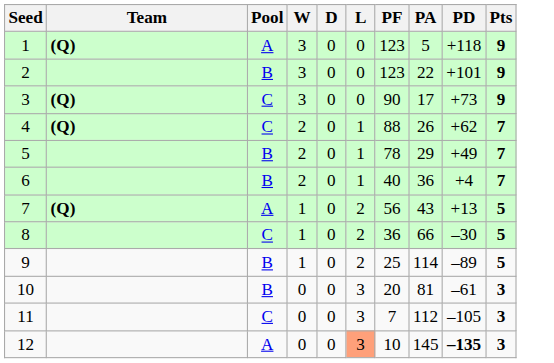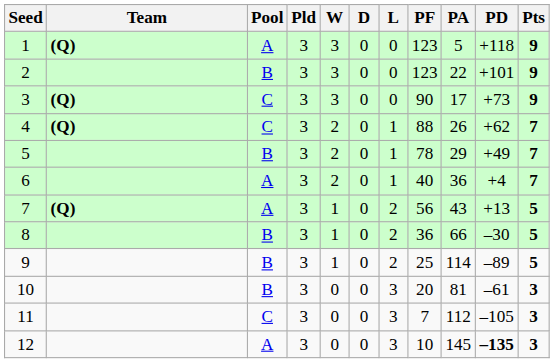+ column: (304, 18)
(267, 180) B -> (267, 180) A
(267, 235) C -> (267, 235) B
(361, 343) lightsalmon background -> (393, 343) no background
